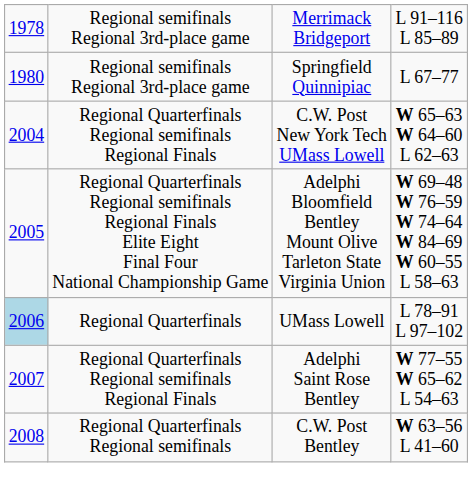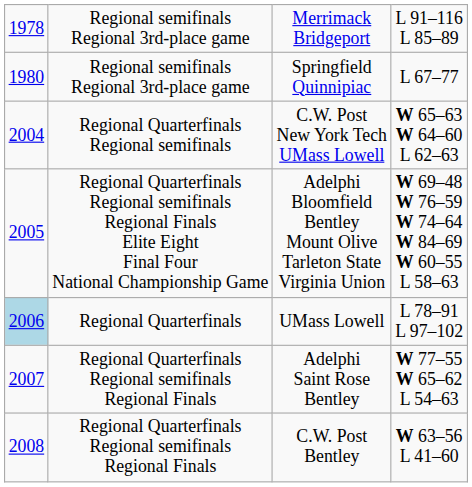(160, 134) Regional Quarterfinals Regional semifinals Regional Finals -> (160, 134) Regional Quarterfinals Regional semifinals
(160, 437) Regional Quarterfinals Regional semifinals -> (160, 447) Regional Quarterfinals Regional semifinals Regional Finals
